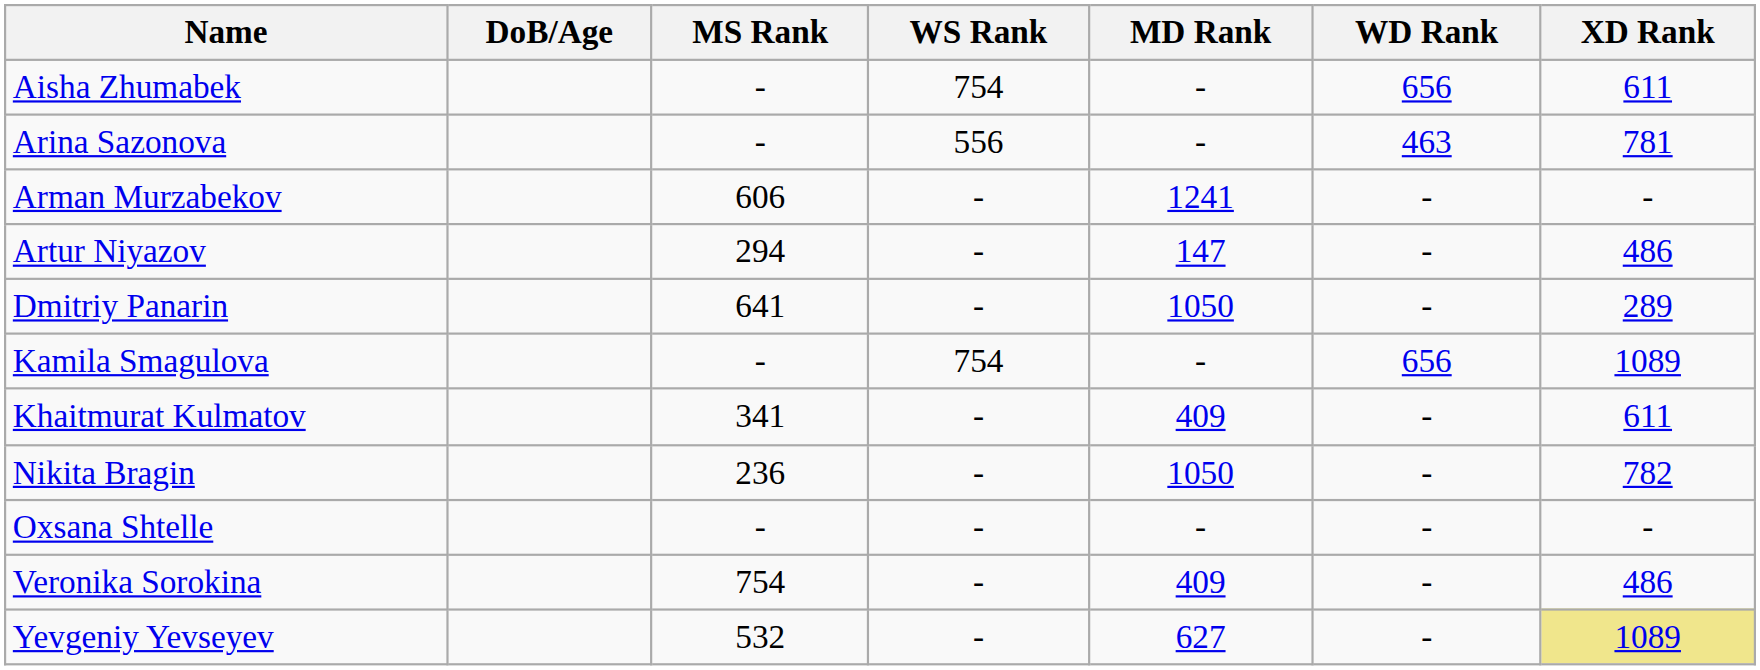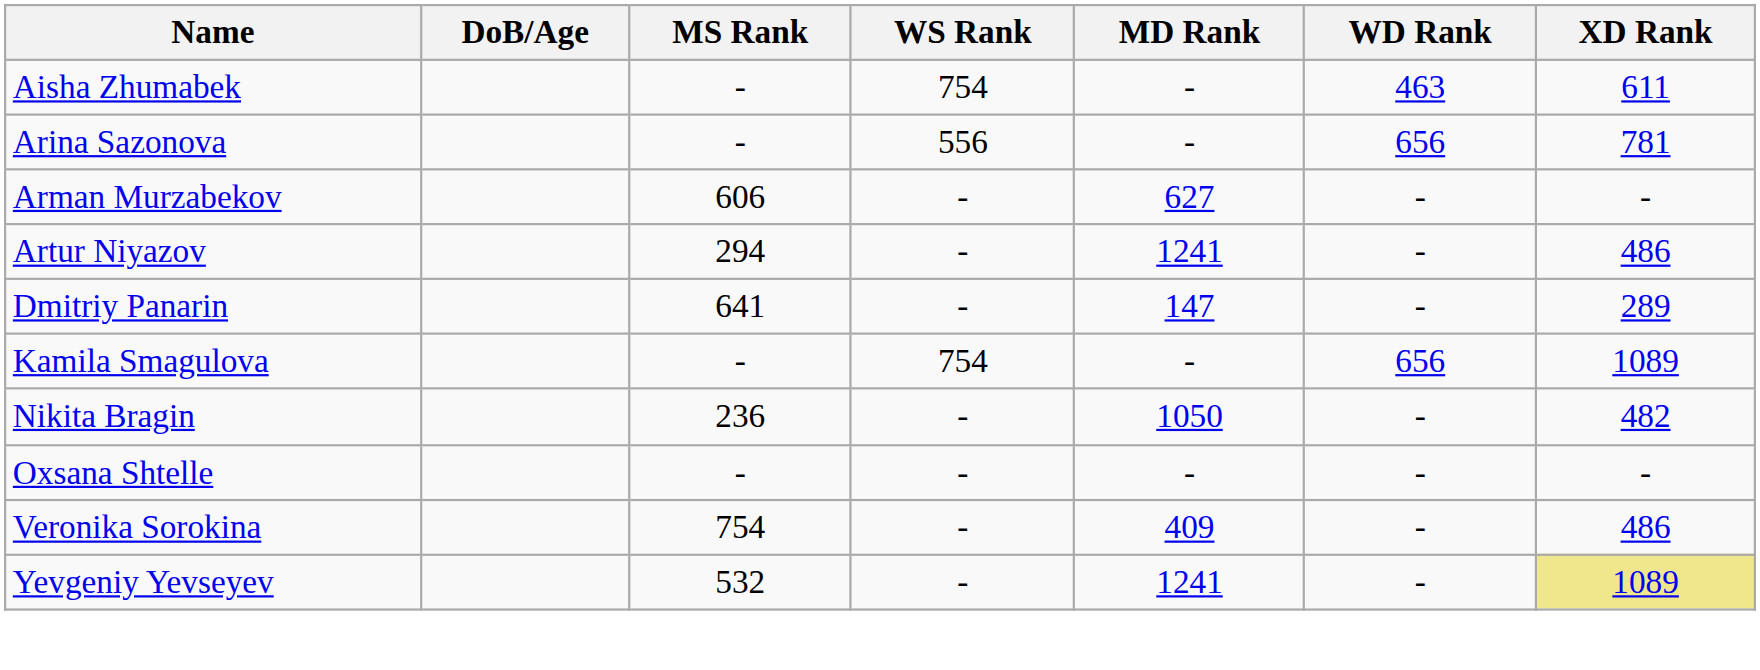(1427, 87) 656 -> (1420, 87) 463
(1427, 141) 463 -> (1420, 141) 656
(1201, 196) 1241 -> (1190, 196) 627
(1201, 251) 147 -> (1190, 251) 1241
(1201, 306) 1050 -> (1190, 306) 147
- row: (159, 416)
(1648, 471) 782 -> (1646, 416) 482
(1201, 635) 627 -> (1190, 580) 1241
